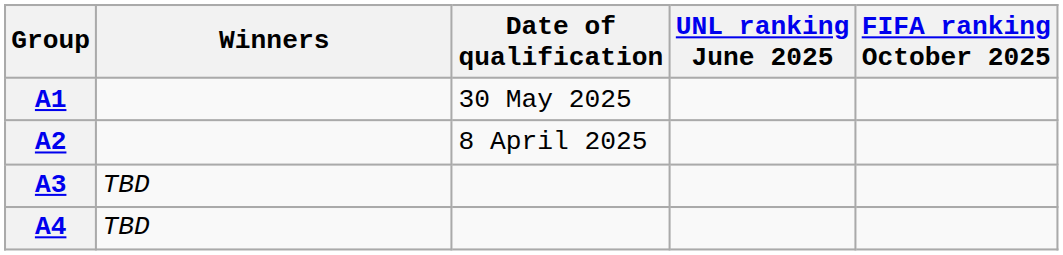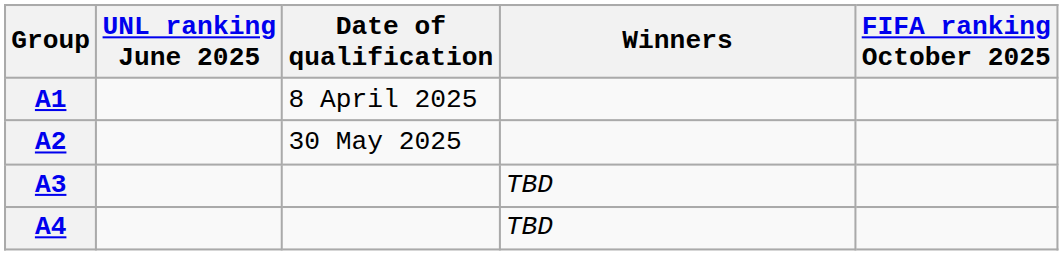columns swapped: (274, 42) <-> (763, 42)
(545, 100) 30 May 2025 -> (383, 100) 8 April 2025
(553, 142) 8 April 2025 -> (375, 142) 30 May 2025
